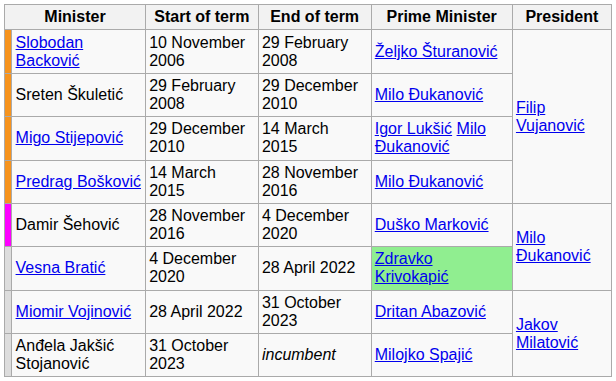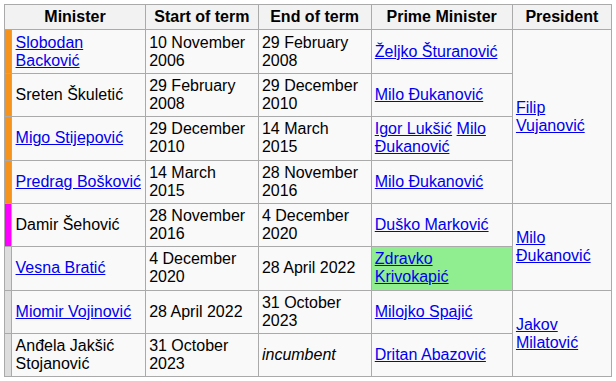(430, 311) Dritan Abazović -> (424, 311) Milojko Spajić
(424, 355) Milojko Spajić -> (430, 355) Dritan Abazović
